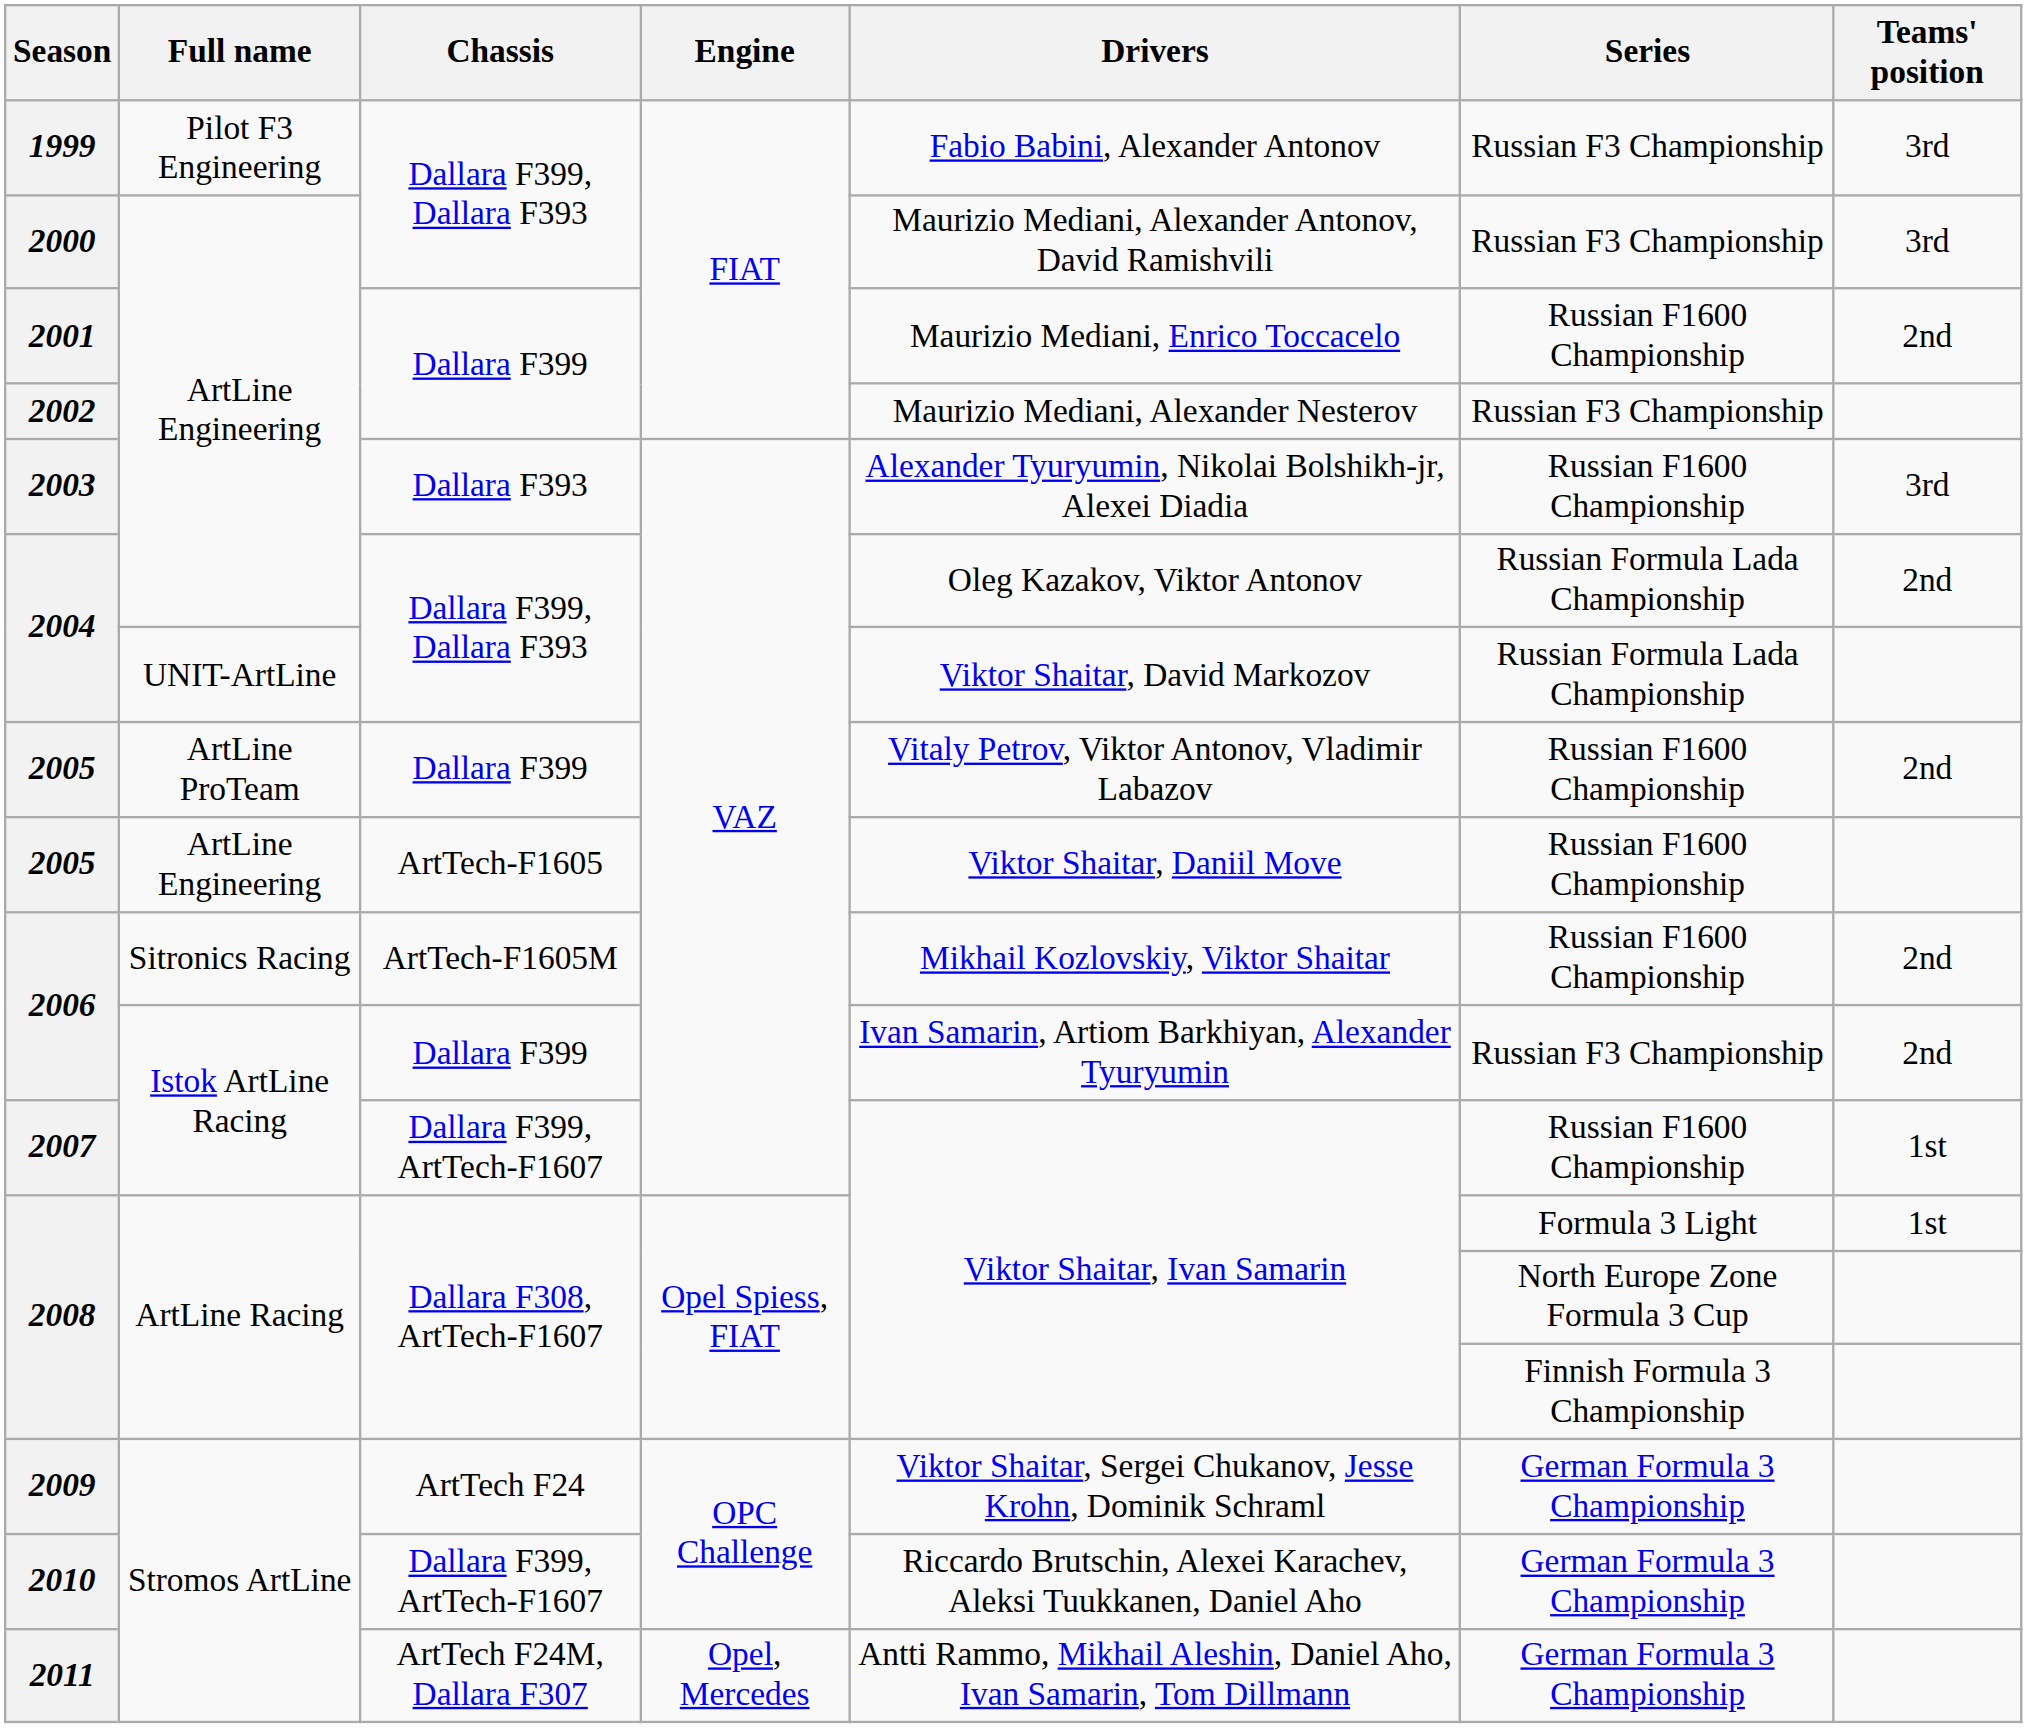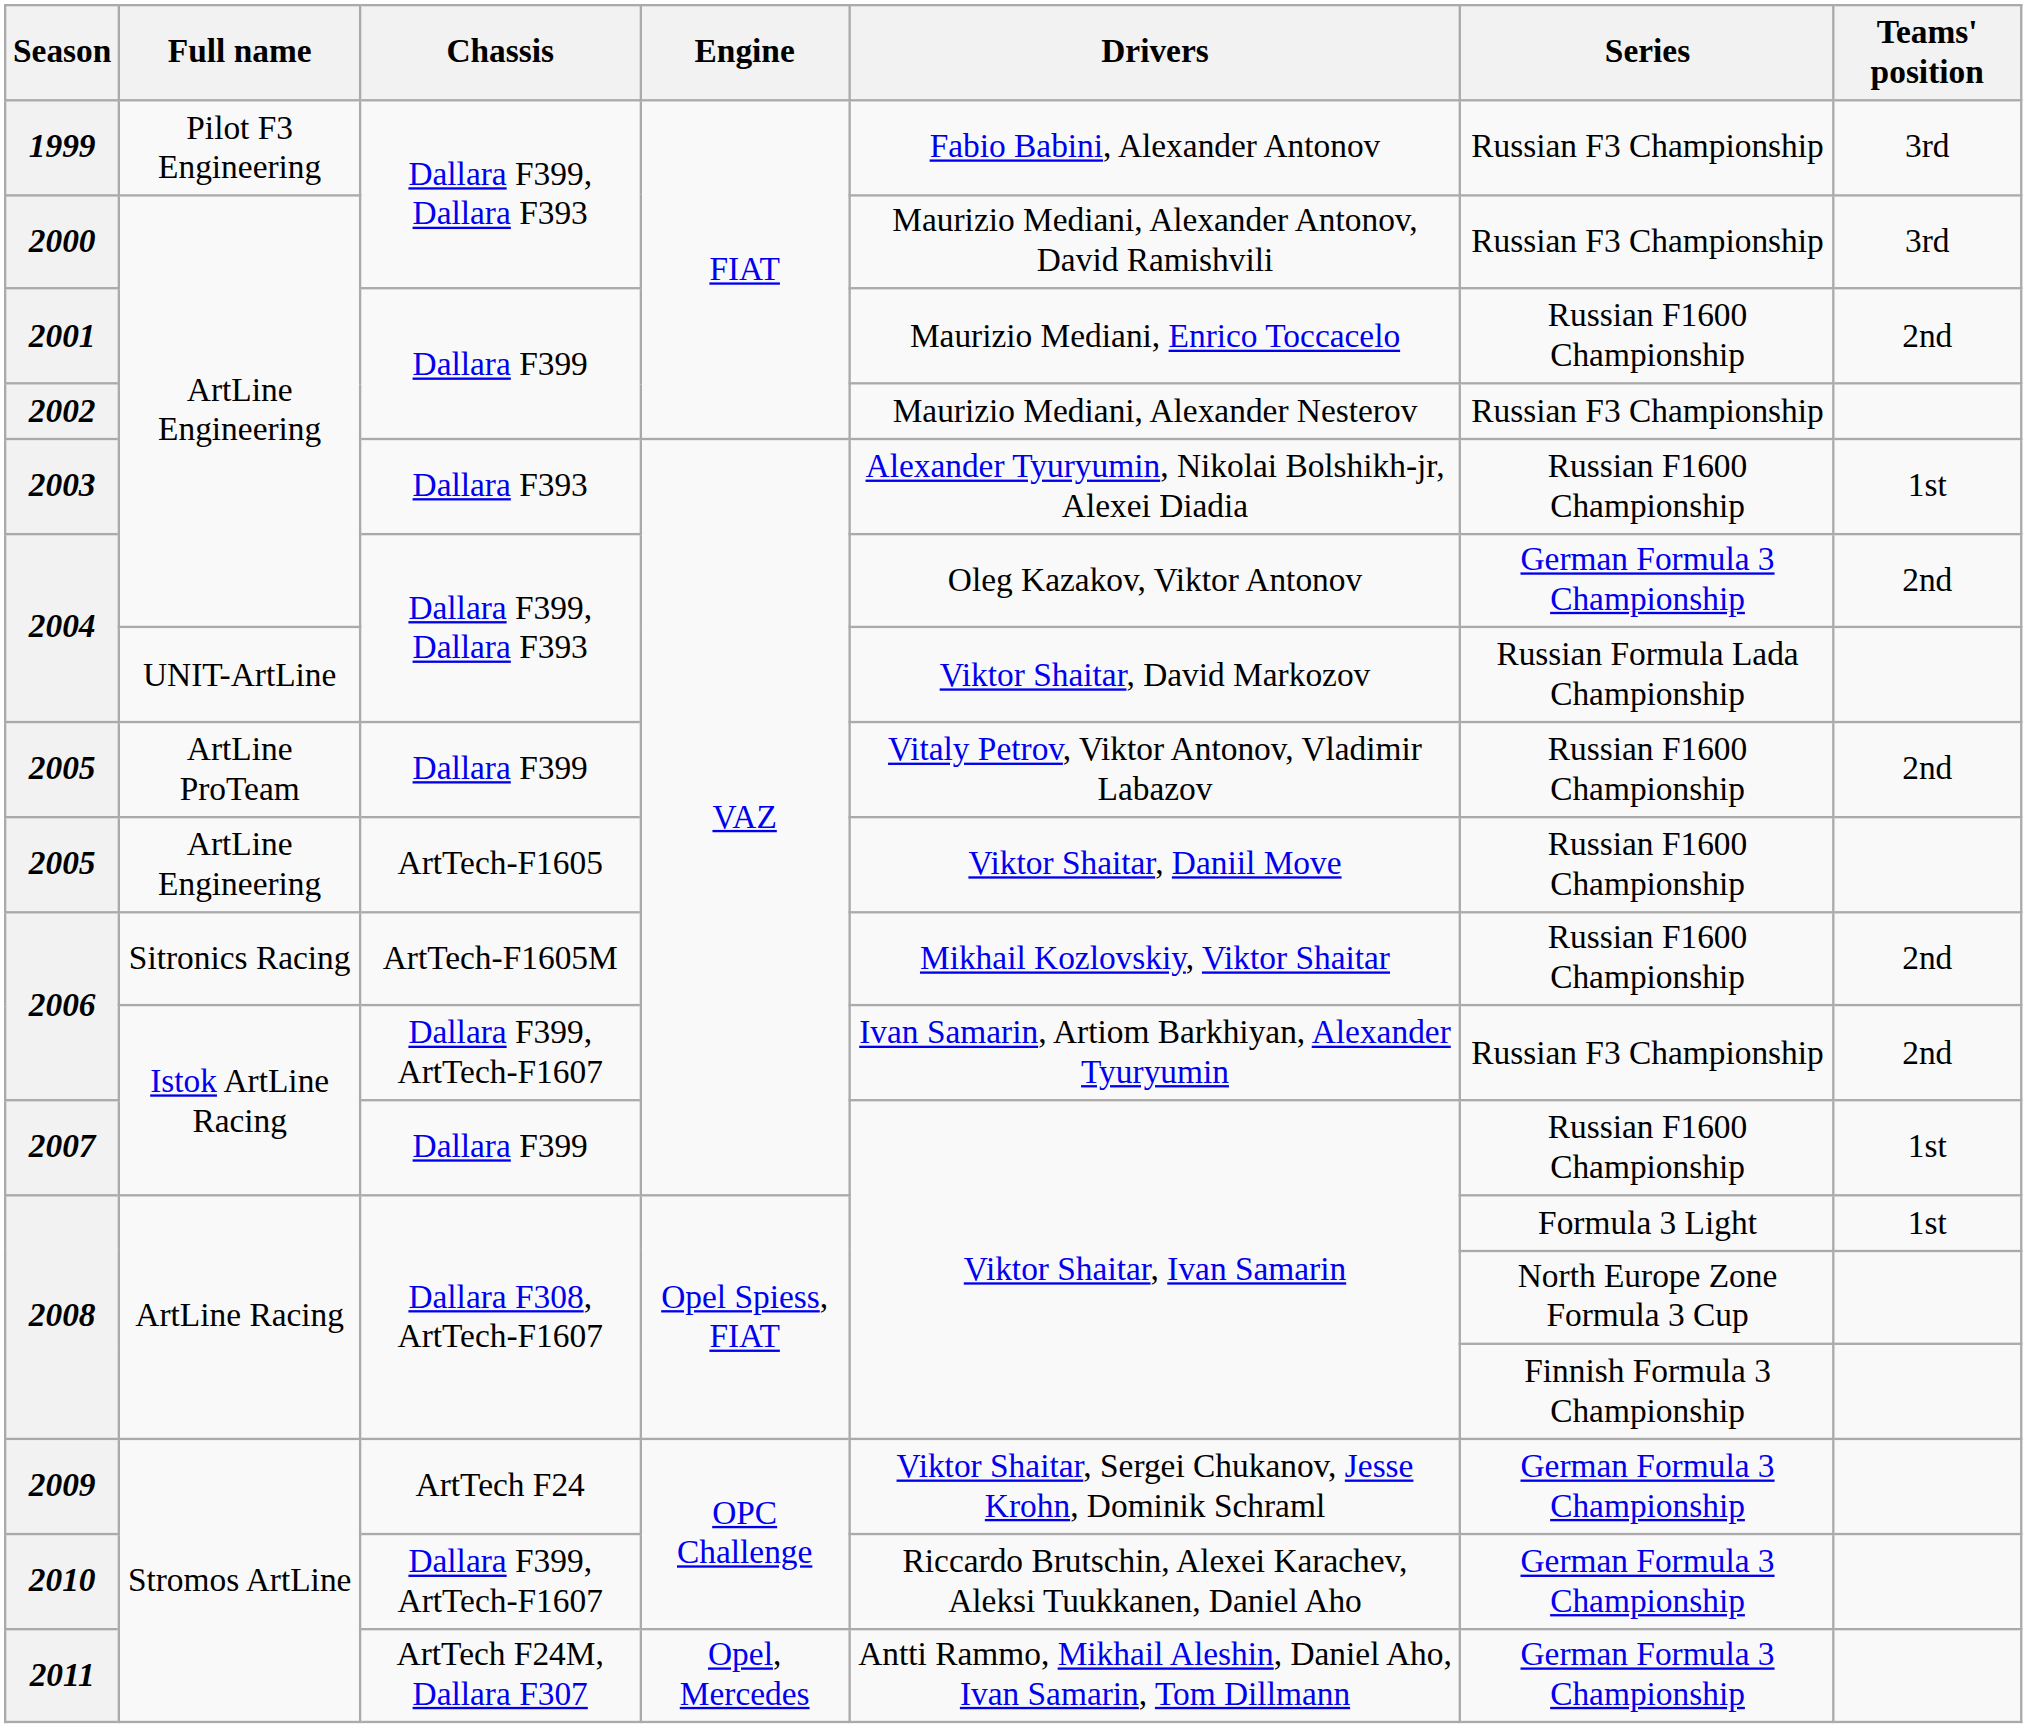(1927, 485) 3rd -> (1927, 485) 1st
(1648, 579) Russian Formula Lada Championship -> (1648, 579) German Formula 3 Championship
(500, 1052) Dallara F399 -> (500, 1052) Dallara F399, ArtTech-F1607
(500, 1147) Dallara F399, ArtTech-F1607 -> (500, 1147) Dallara F399
